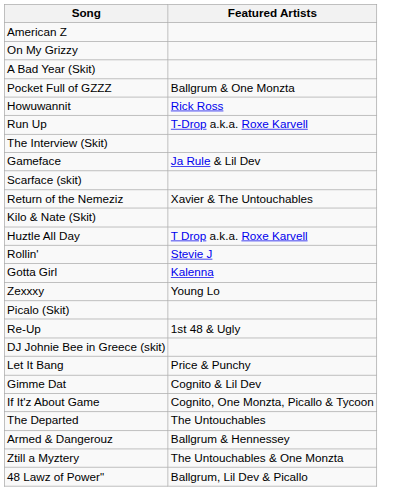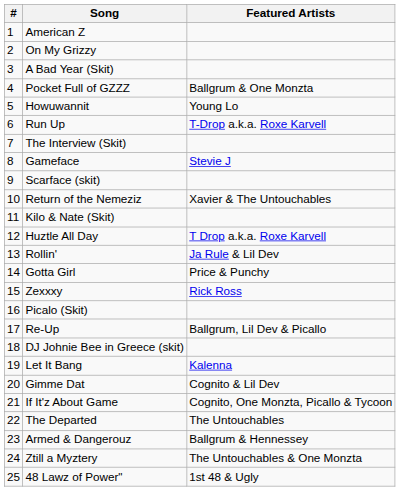+ column: (14, 13)
(197, 106) Rick Ross -> (214, 106) Young Lo
(216, 161) Ja Rule & Lil Dev -> (210, 161) Stevie J
(192, 254) Stevie J -> (234, 254) Ja Rule & Lil Dev
(192, 273) Kalenna -> (229, 273) Price & Punchy
(195, 291) Young Lo -> (216, 291) Rick Ross
(206, 328) 1st 48 & Ugly -> (258, 328) Ballgrum, Lil Dev & Picallo
(211, 365) Price & Punchy -> (211, 365) Kalenna
(239, 476) Ballgrum, Lil Dev & Picallo -> (224, 476) 1st 48 & Ugly
